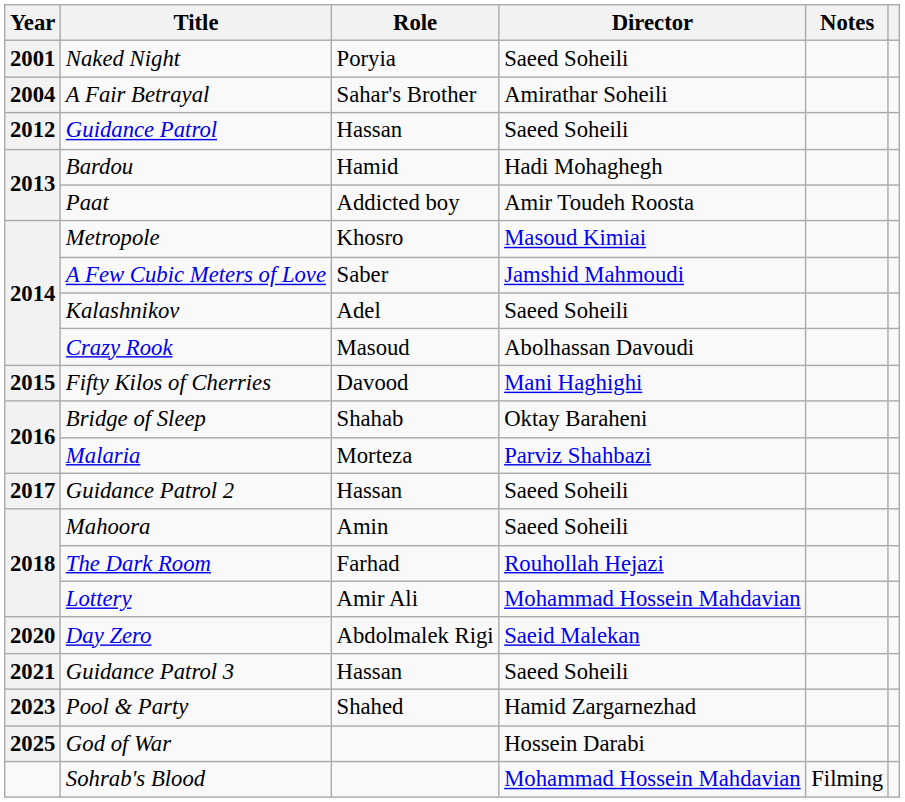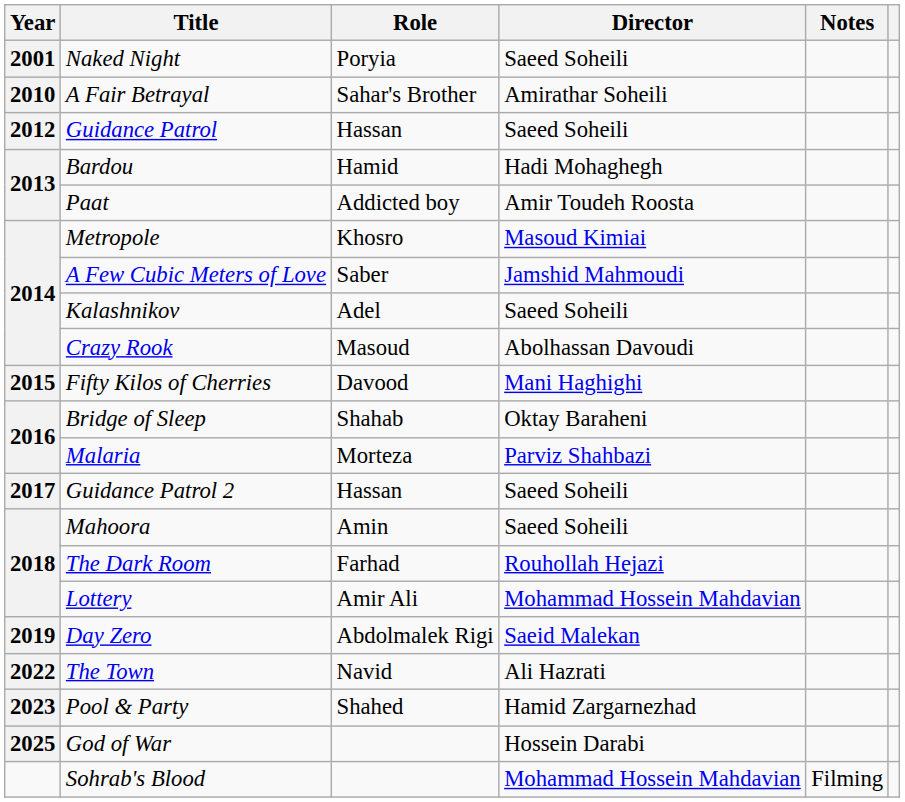(33, 94) 2004 -> (33, 94) 2010
(33, 635) 2020 -> (33, 635) 2019
- row: (150, 671)
+ row: (110, 671)
